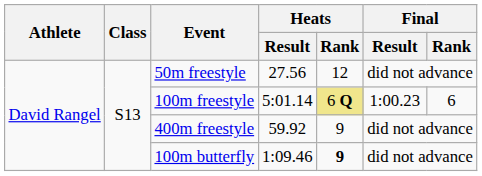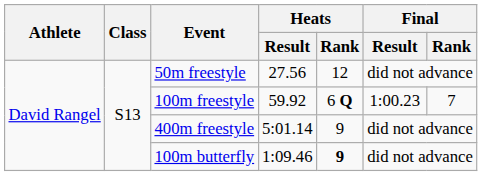(287, 101) 5:01.14 -> (287, 101) 59.92
(340, 101) khaki background -> (340, 101) no background
(451, 101) 6 -> (451, 101) 7
(287, 128) 59.92 -> (287, 128) 5:01.14
